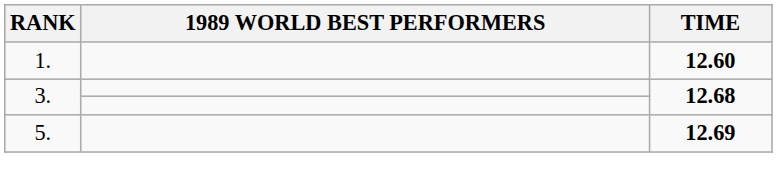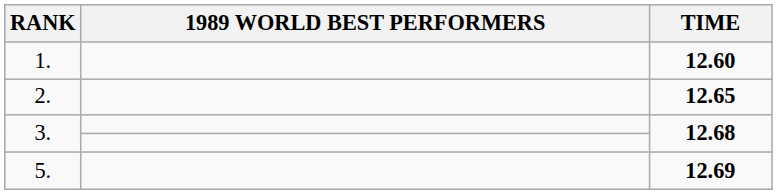+ row: (43, 96)
